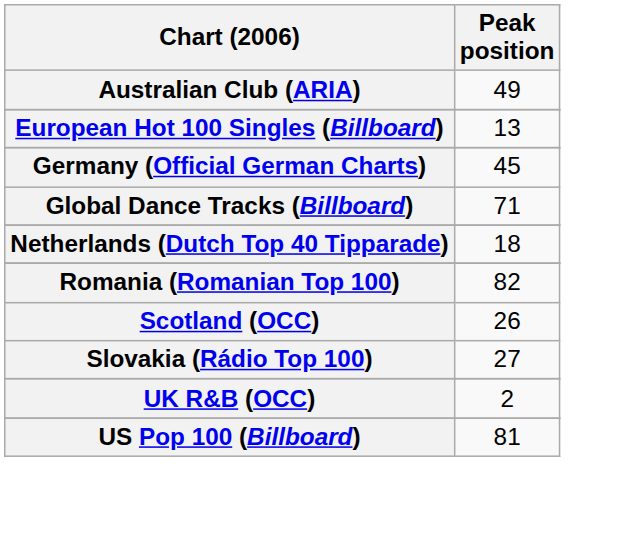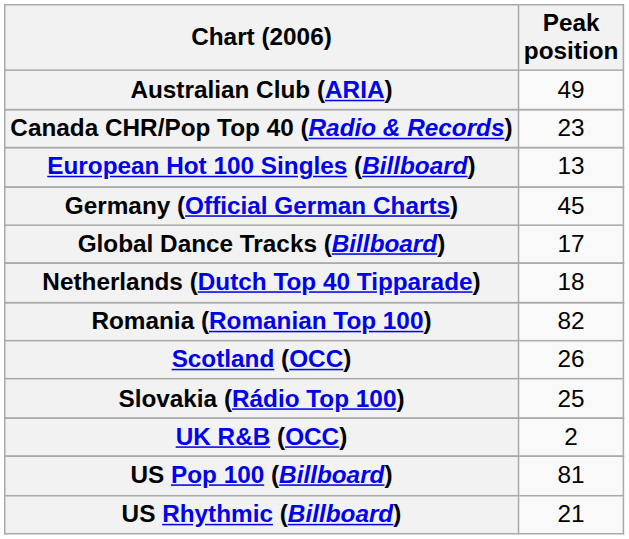+ row: (261, 128)
(507, 205) 71 -> (571, 243) 17
(507, 359) 27 -> (571, 398) 25
+ row: (261, 513)
